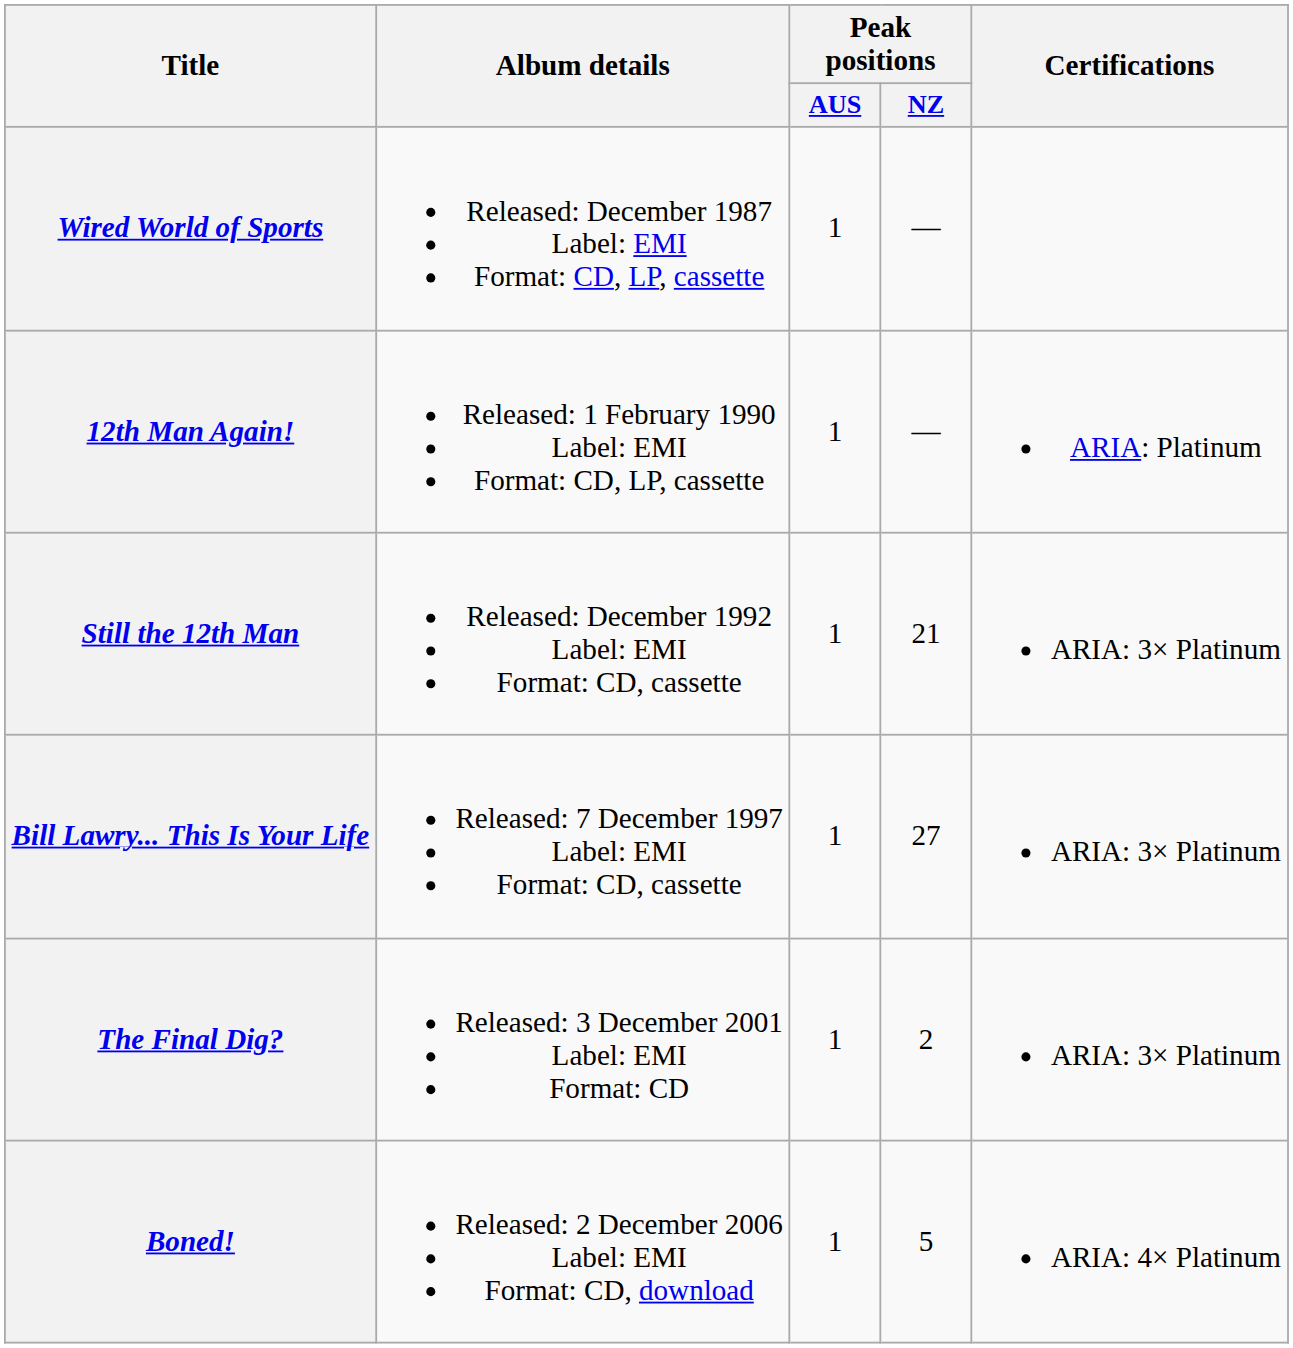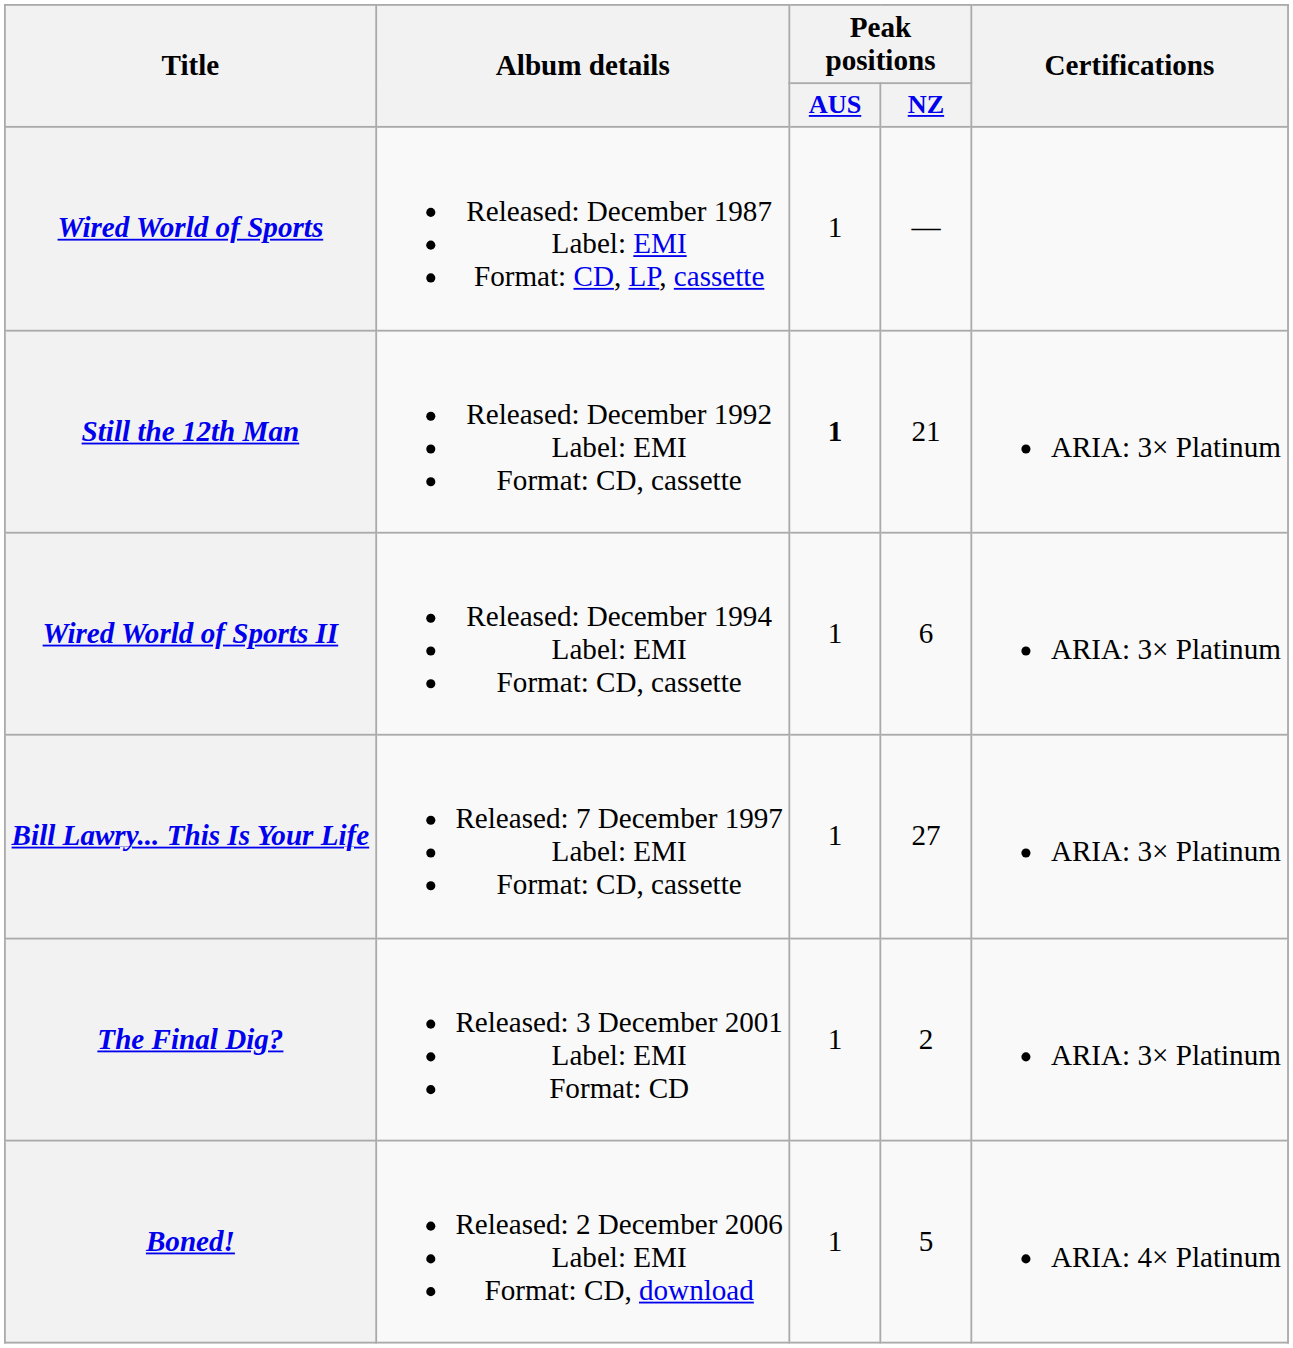- row: (190, 430)
(835, 633) normal -> (835, 430) bold
+ row: (190, 633)
